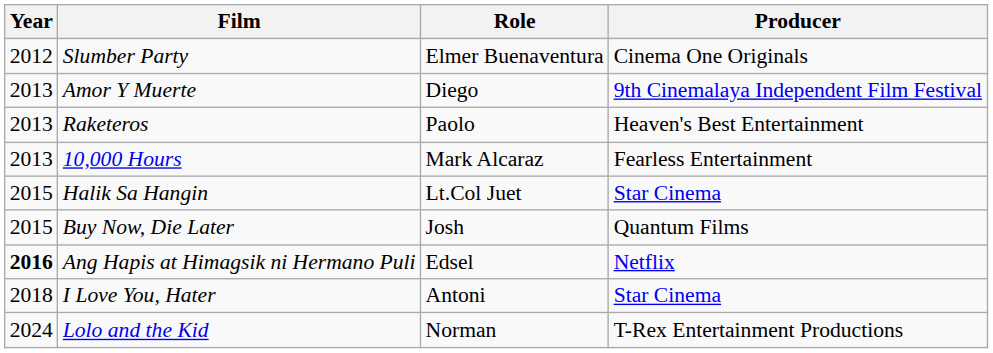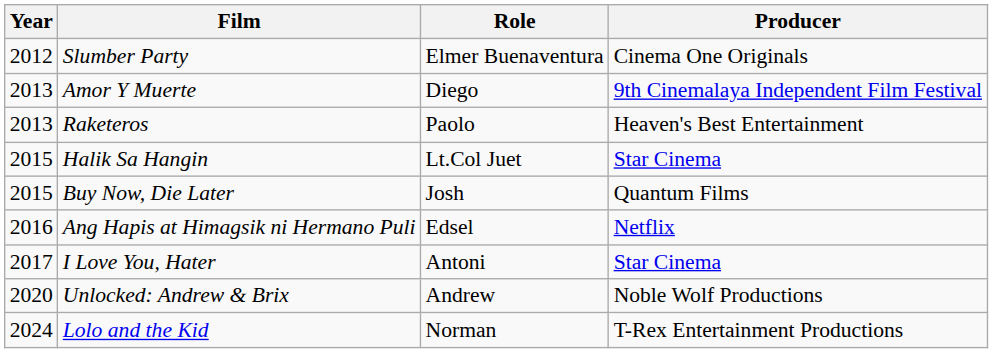- row: (122, 158)
(31, 261) bold -> (31, 227) normal
(31, 295) 2018 -> (31, 261) 2017
+ row: (176, 295)
